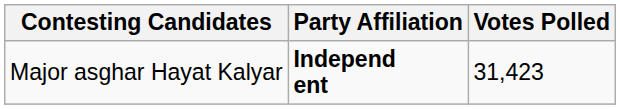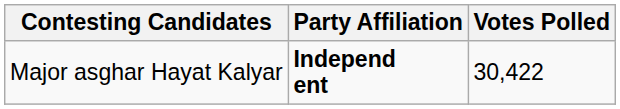(509, 72) 31,423 -> (509, 72) 30,422
